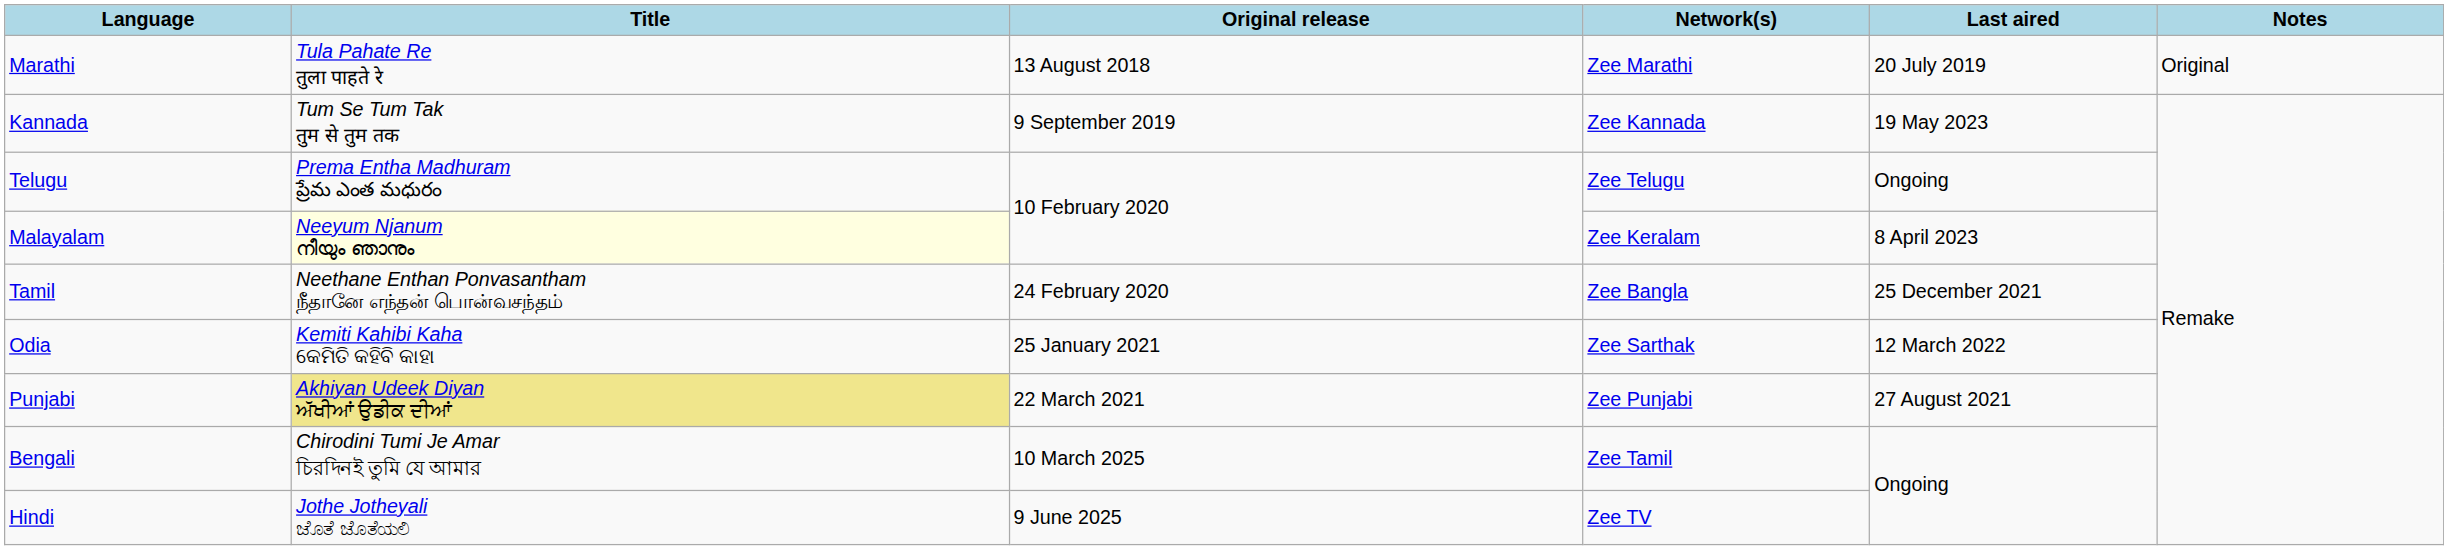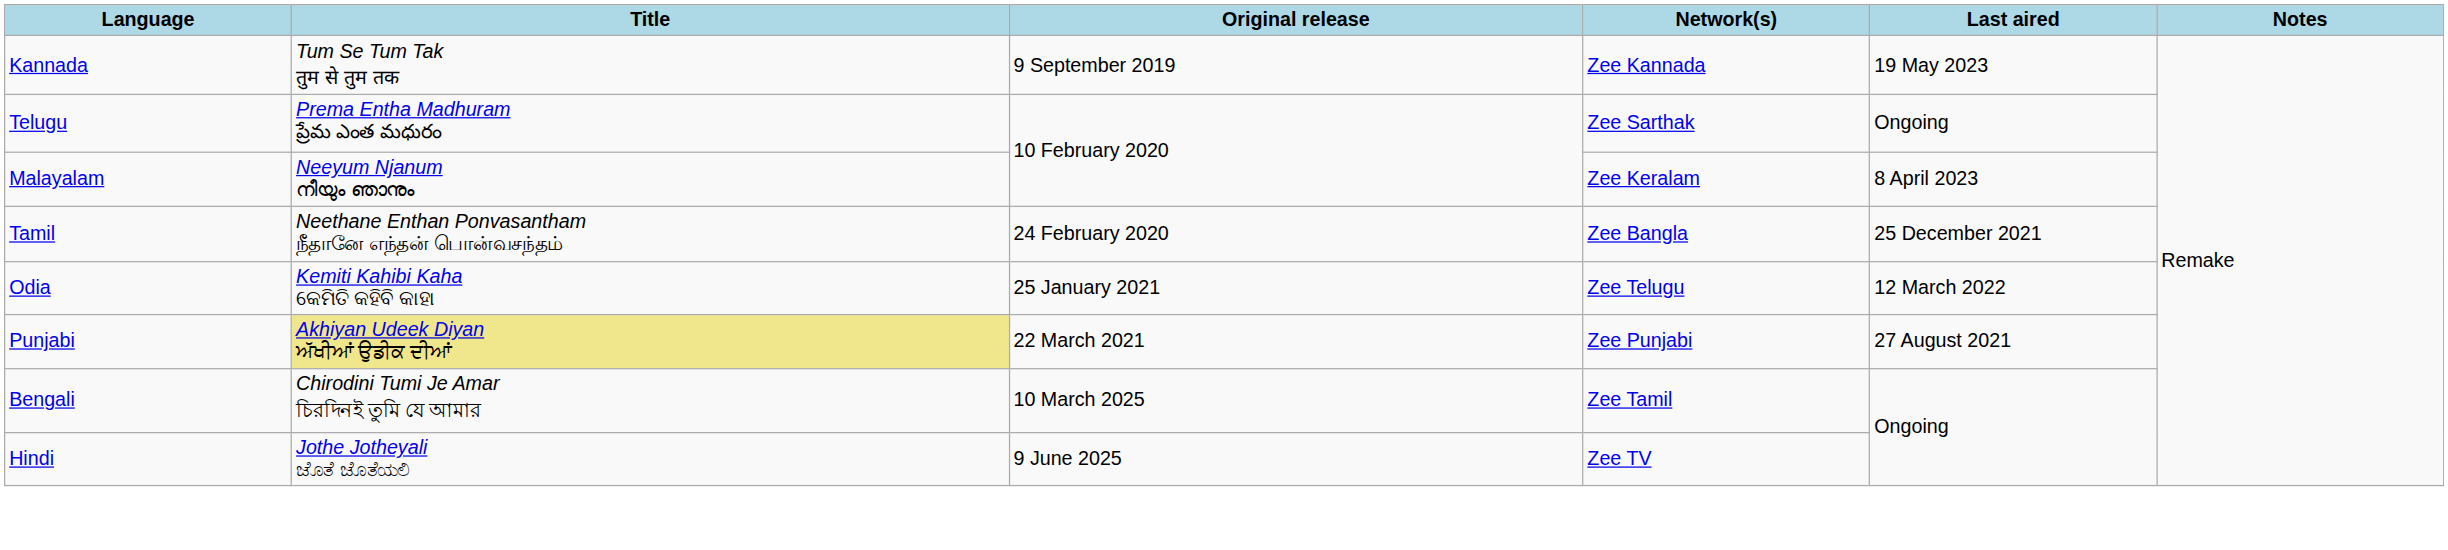- row: (42, 64)
(1636, 181) Zee Telugu -> (1641, 123) Zee Sarthak
(369, 237) lightyellow background -> (369, 178) no background
(1641, 346) Zee Sarthak -> (1636, 288) Zee Telugu
